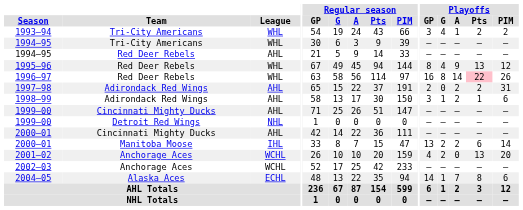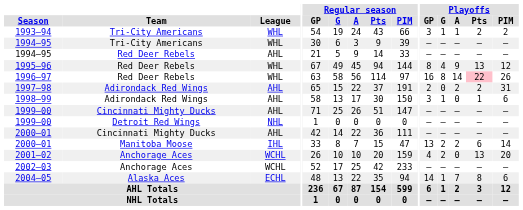(443, 32) 4 -> (443, 32) 1
(457, 99) 2 -> (457, 99) 0
